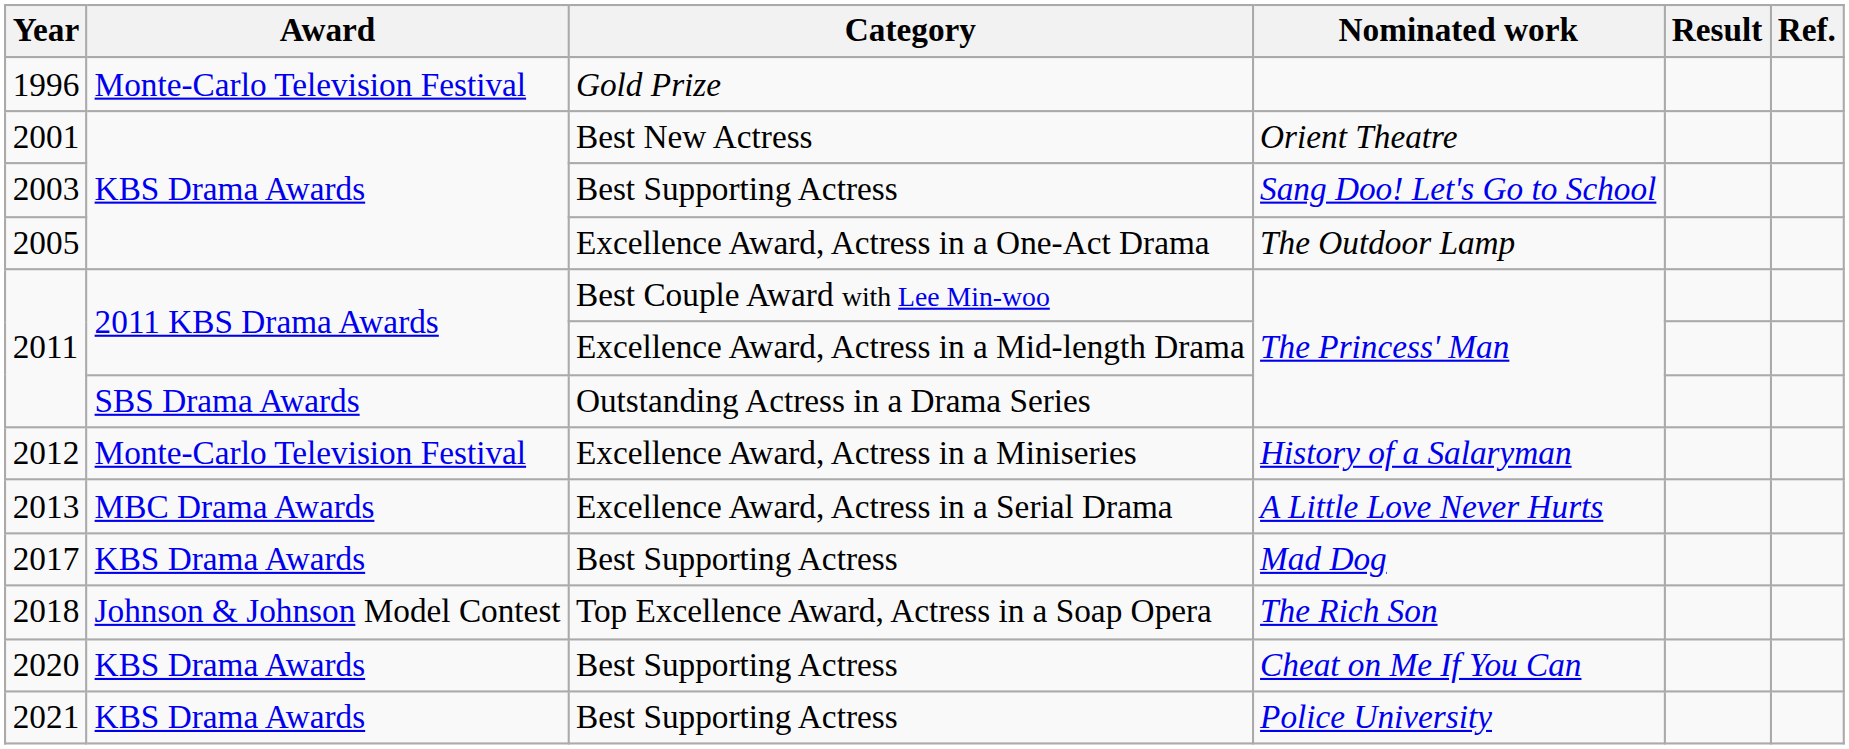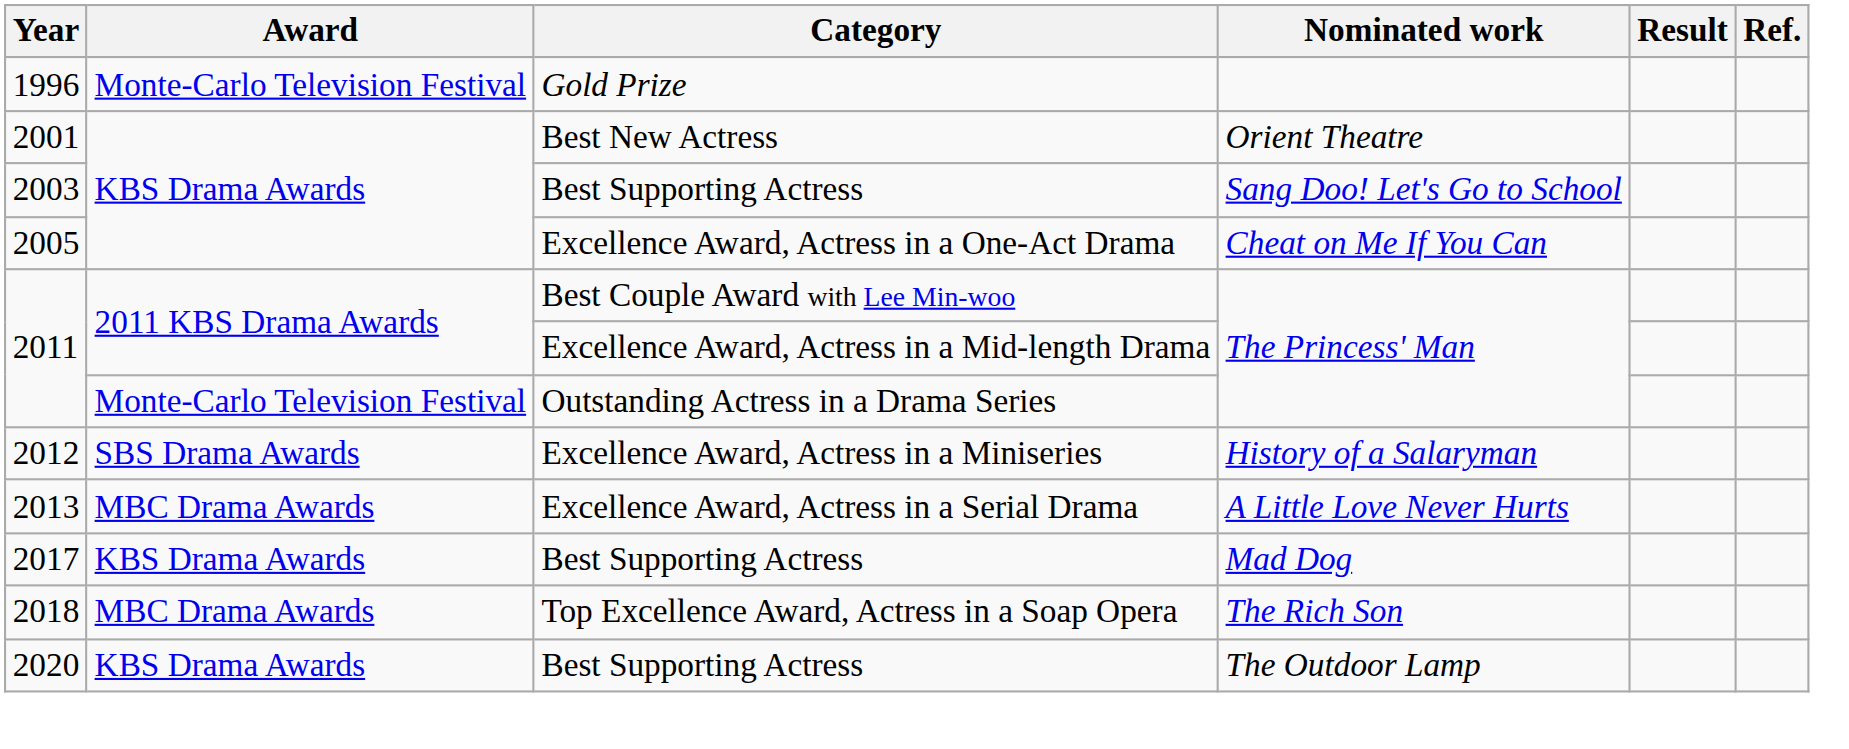(1388, 242) The Outdoor Lamp -> (1386, 242) Cheat on Me If You Can
(227, 400) SBS Drama Awards -> (310, 400) Monte-Carlo Television Festival
(310, 453) Monte-Carlo Television Festival -> (227, 453) SBS Drama Awards
(328, 611) Johnson & Johnson Model Contest -> (235, 611) MBC Drama Awards
(1421, 664) Cheat on Me If You Can -> (1353, 664) The Outdoor Lamp
- row: (46, 717)
